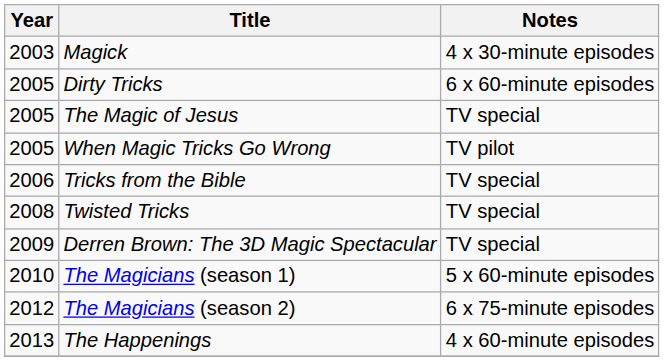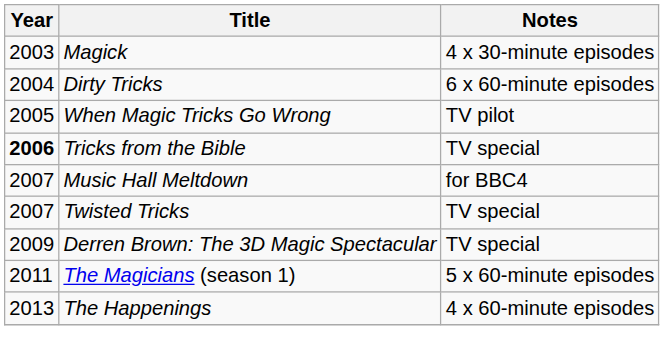(32, 84) 2005 -> (32, 84) 2004
- row: (151, 116)
(32, 180) normal -> (32, 148) bold
+ row: (156, 180)
(32, 212) 2008 -> (32, 212) 2007
(32, 276) 2010 -> (31, 276) 2011
- row: (179, 308)
